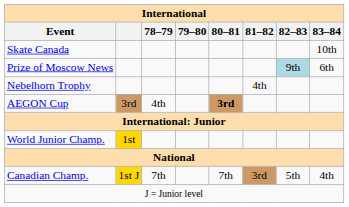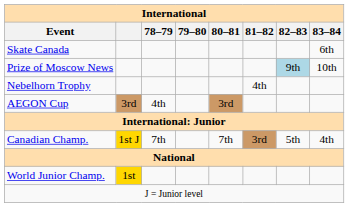(327, 49) 10th -> (327, 49) 6th
(327, 67) 6th -> (327, 67) 10th
(226, 103) bold -> (226, 103) normal
rows swapped: (56, 139) <-> (48, 175)
